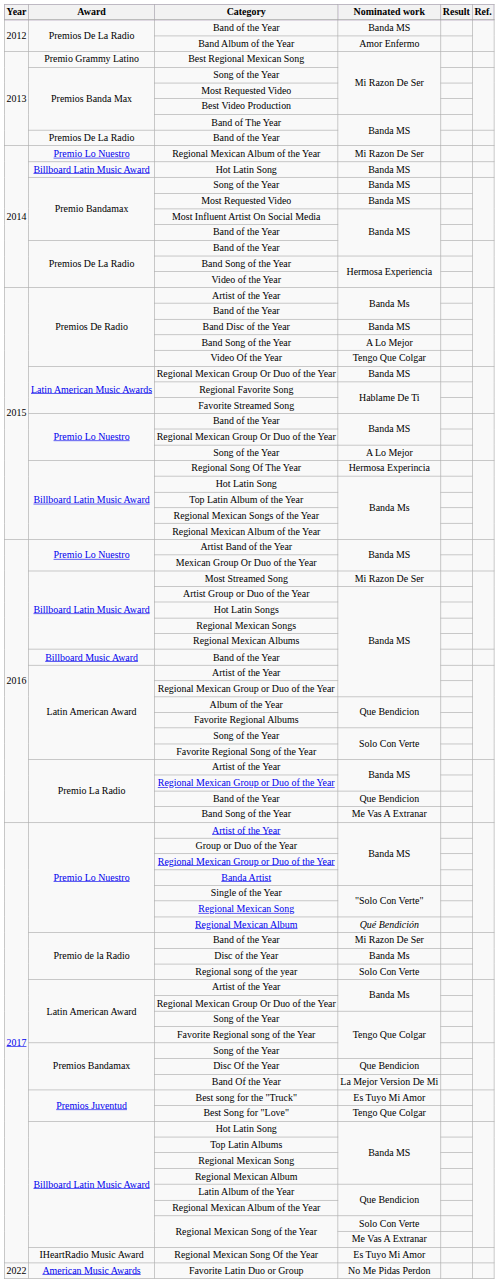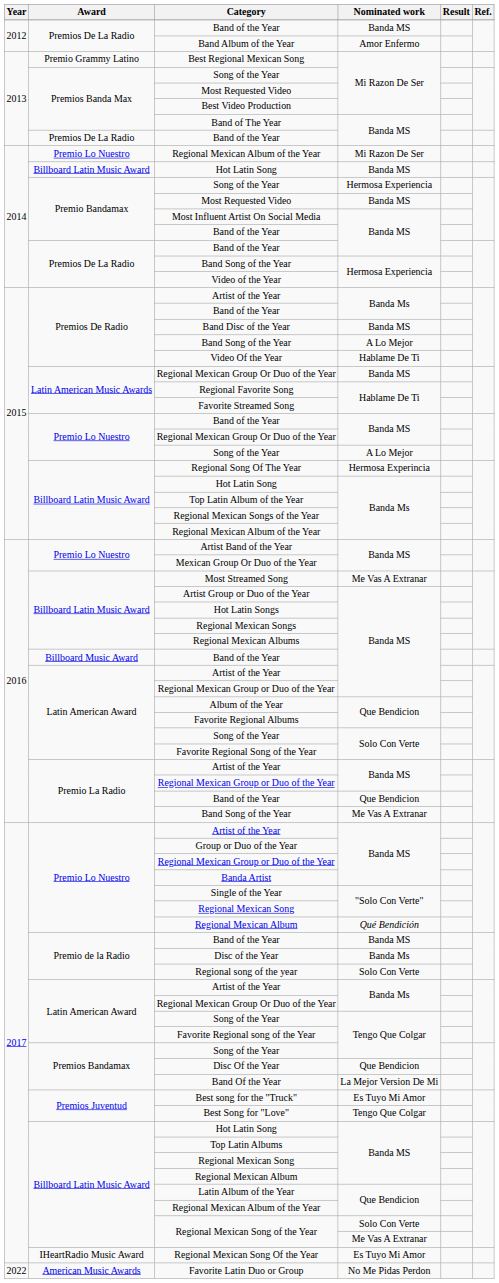(389, 185) Banda MS -> (389, 185) Hermosa Experiencia
(389, 358) Tengo Que Colgar -> (389, 358) Hablame De Ti
(389, 578) Mi Razon De Ser -> (389, 578) Me Vas A Extranar
(389, 940) Mi Razon De Ser -> (389, 940) Banda MS
